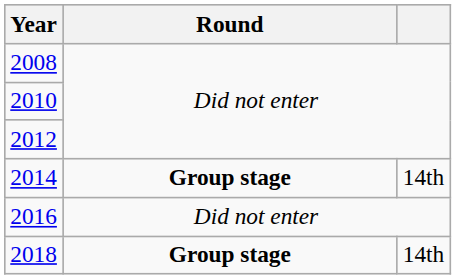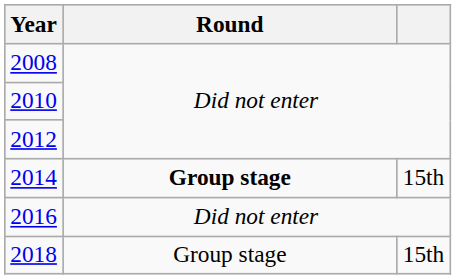(424, 178) 14th -> (424, 178) 15th
(230, 254) bold -> (230, 254) normal
(424, 254) 14th -> (424, 254) 15th
